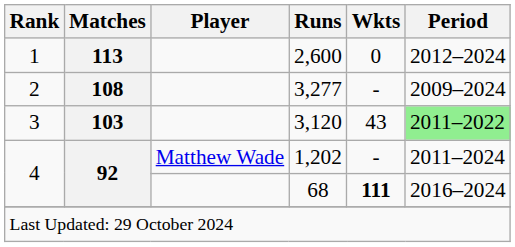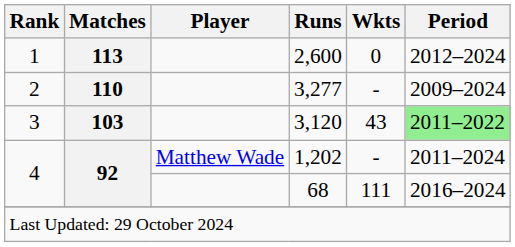(107, 88) 108 -> (107, 88) 110
(376, 190) bold -> (376, 190) normal
